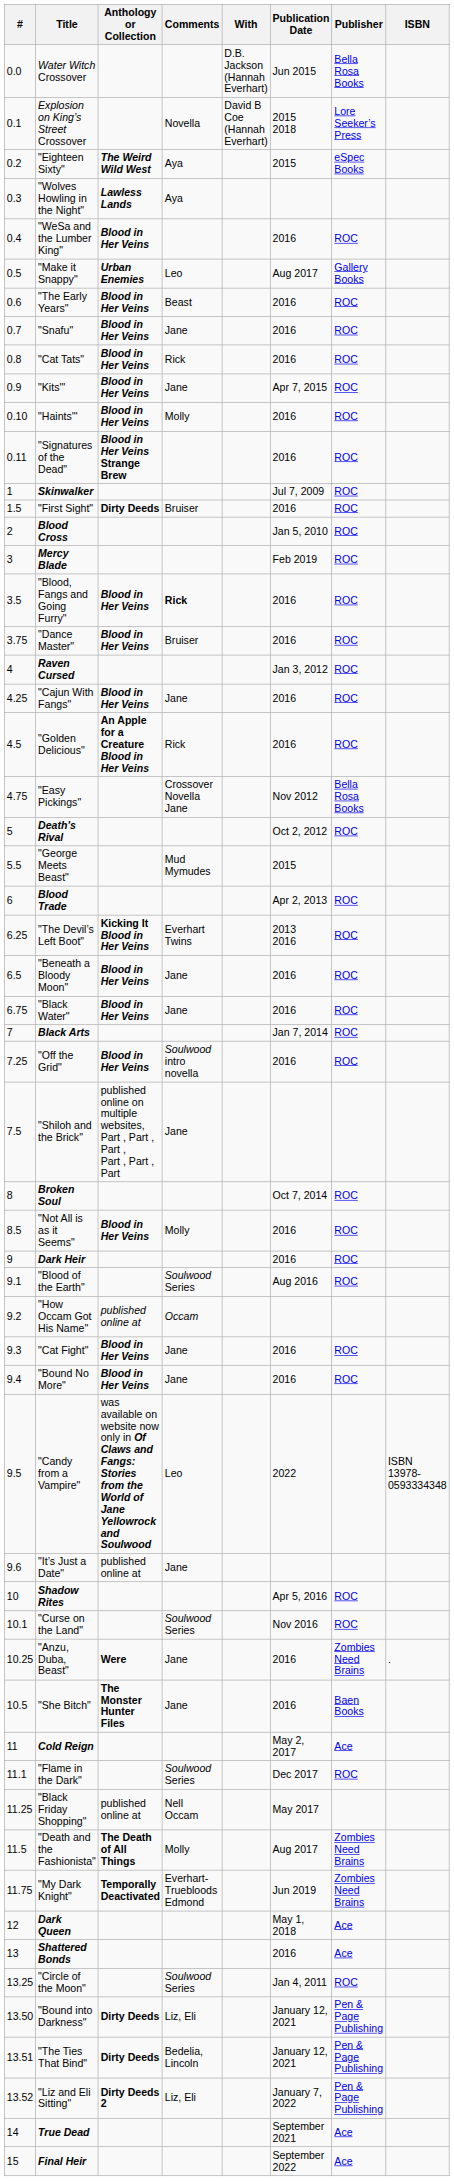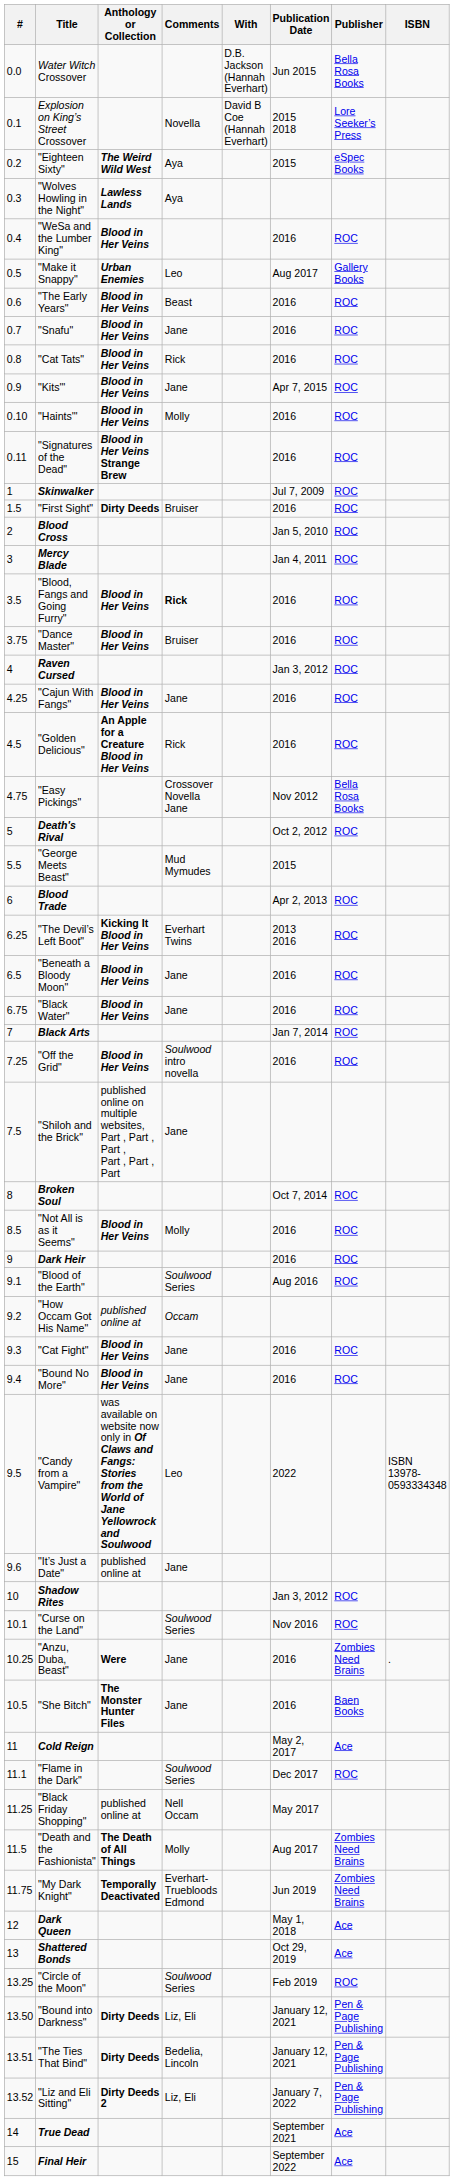(295, 560) Feb 2019 -> (300, 560) Jan 4, 2011
(300, 1596) Apr 5, 2016 -> (300, 1596) Jan 3, 2012
(284, 1954) 2016 -> (290, 1954) Oct 29, 2019
(300, 1982) Jan 4, 2011 -> (295, 1982) Feb 2019
